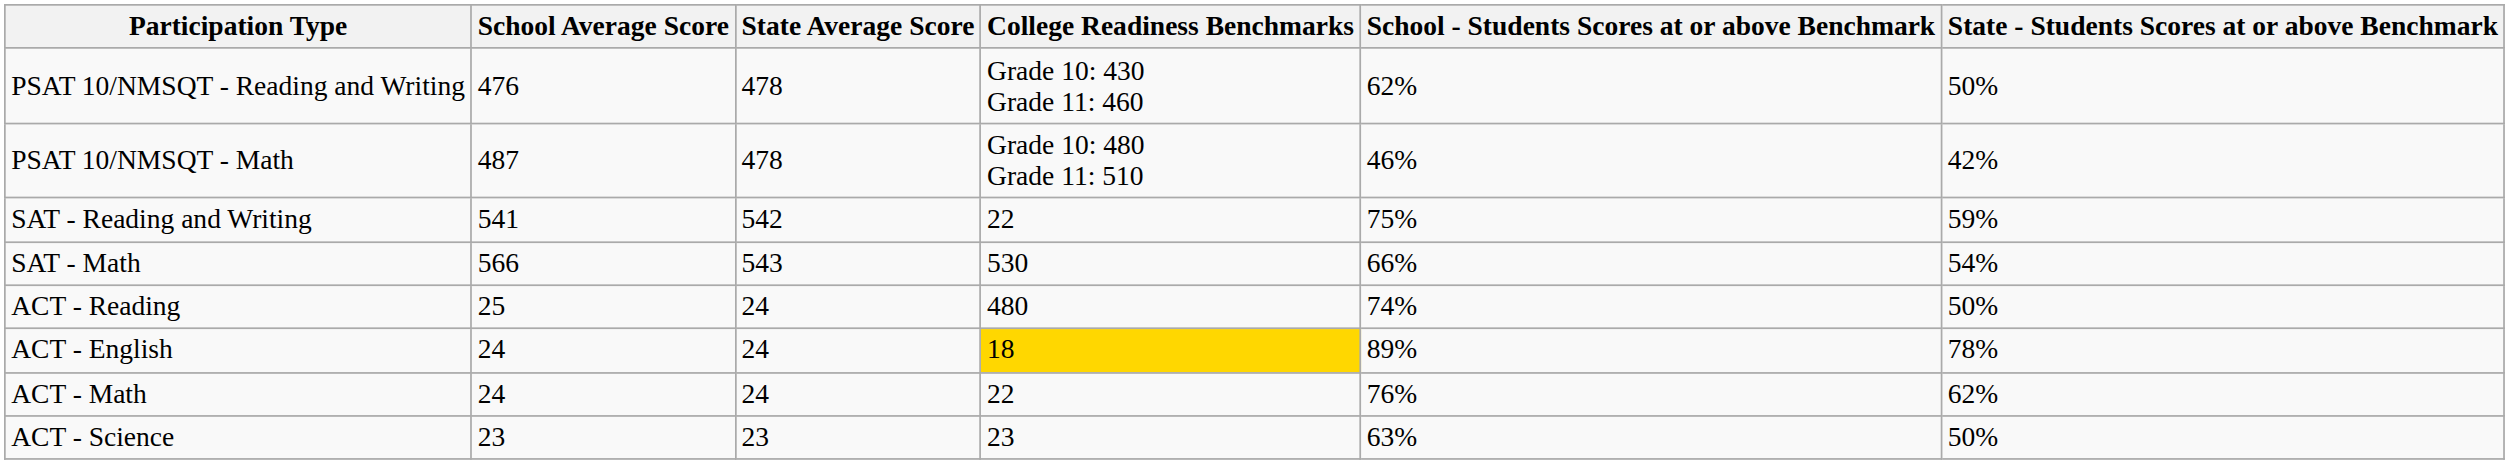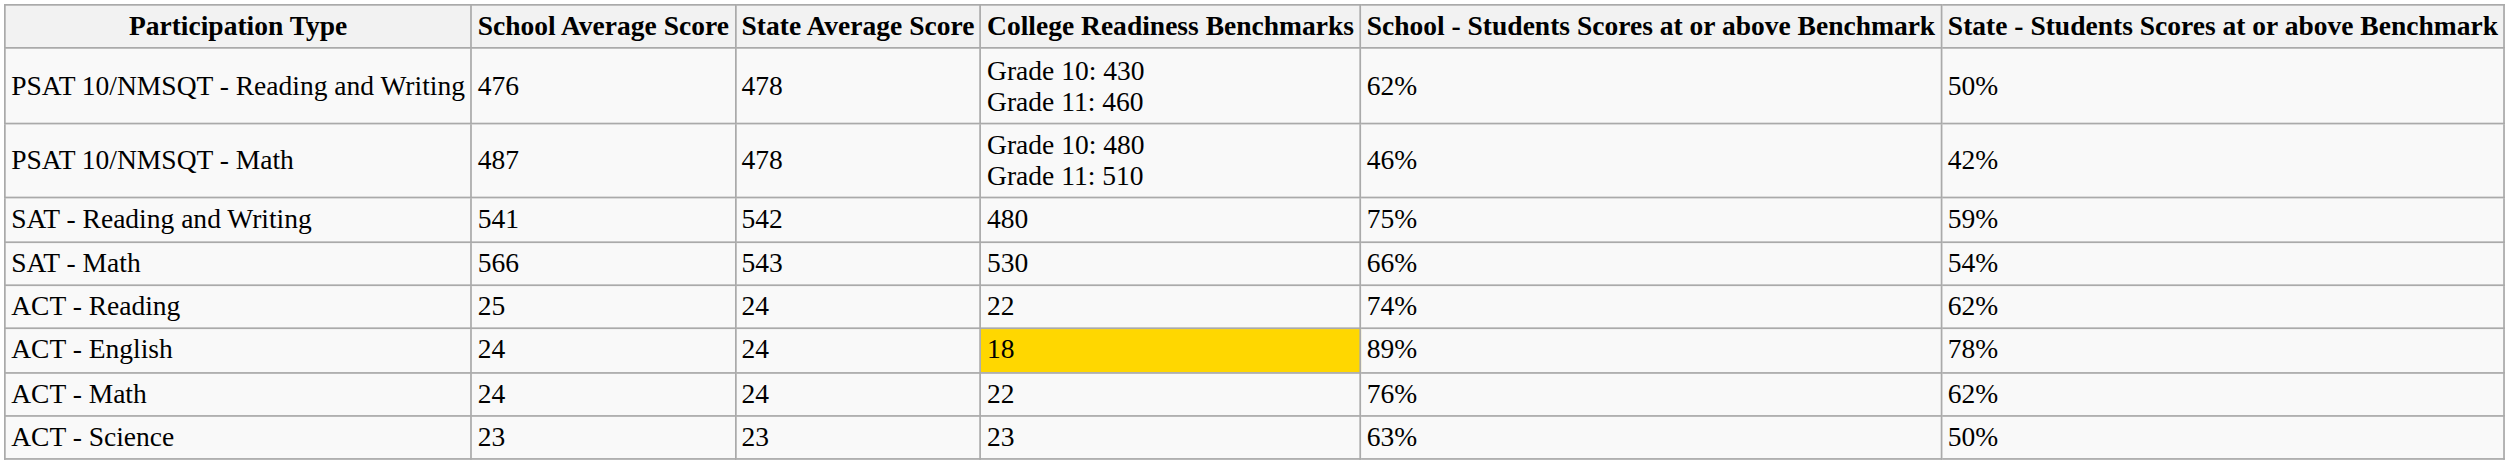(1001, 219) 22 -> (1008, 219) 480
(1008, 306) 480 -> (1001, 306) 22
(1973, 306) 50% -> (1973, 306) 62%
